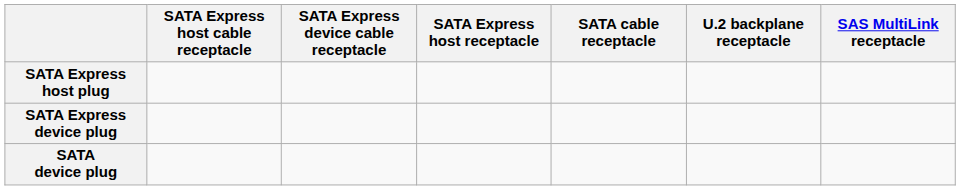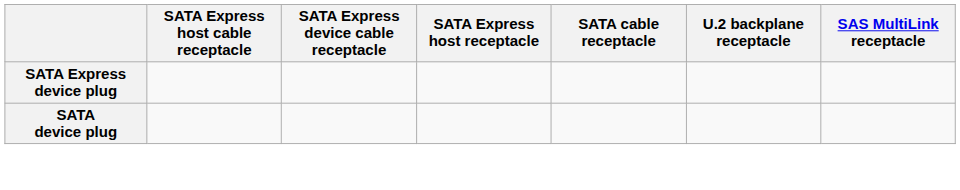- row: (76, 82)
